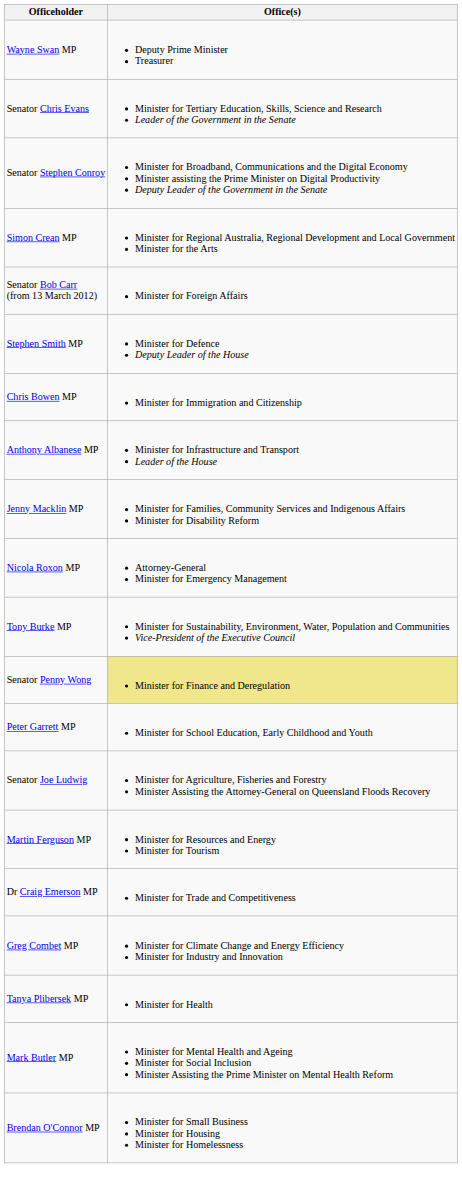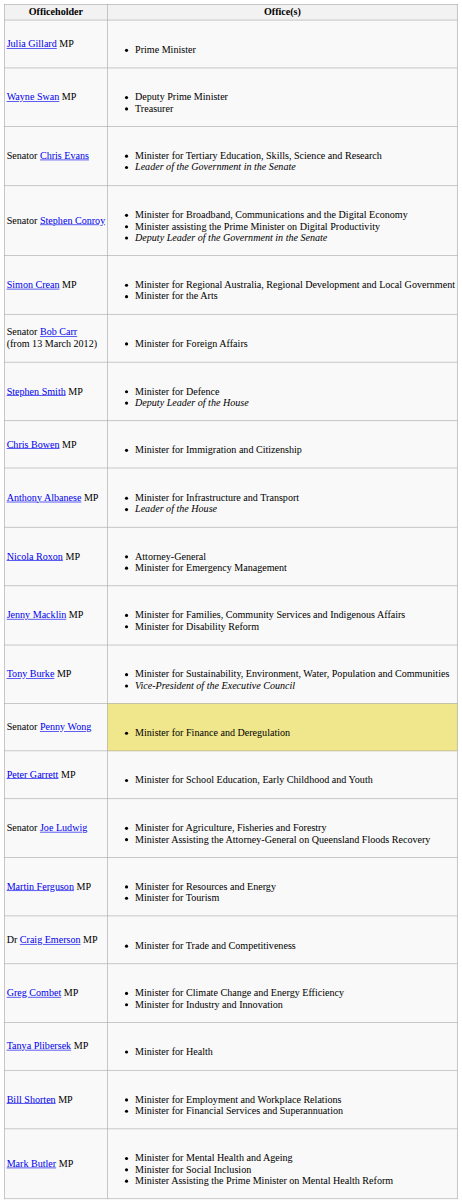+ row: (40, 44)
rows swapped: (43, 567) <-> (45, 509)
+ row: (40, 1099)
- row: (53, 1127)
